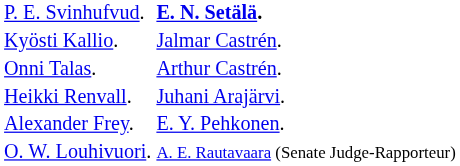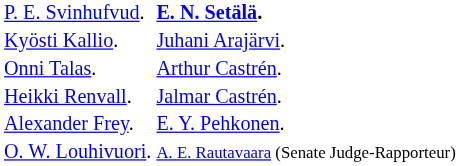(219, 40) Jalmar Castrén. -> (221, 40) Juhani Arajärvi.
(221, 96) Juhani Arajärvi. -> (219, 96) Jalmar Castrén.
